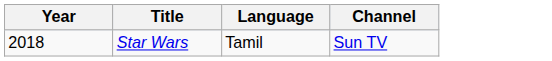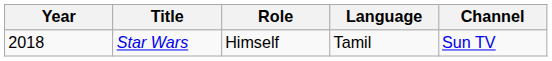+ column: (276, 17)
